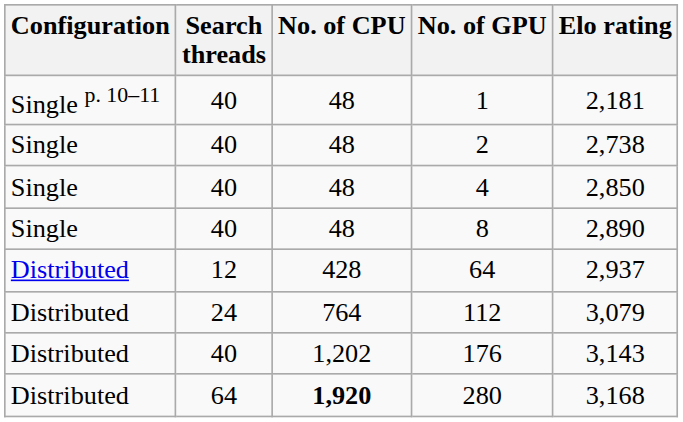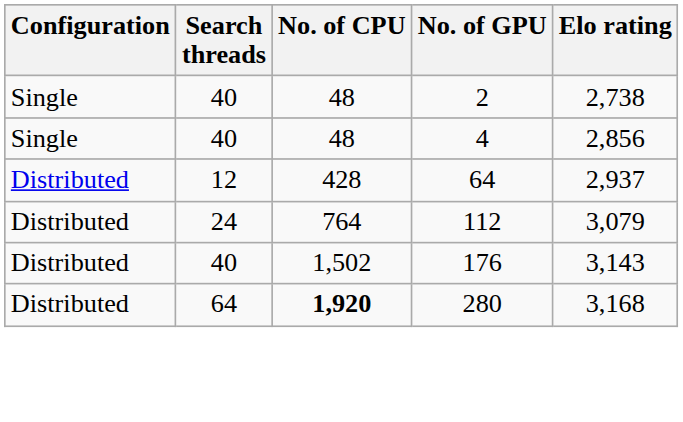- row: (482, 99)
(615, 186) 2,850 -> (615, 138) 2,856
- row: (482, 228)
(342, 353) 1,202 -> (342, 262) 1,502
